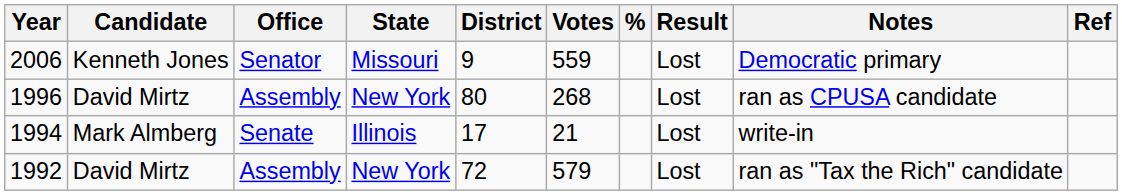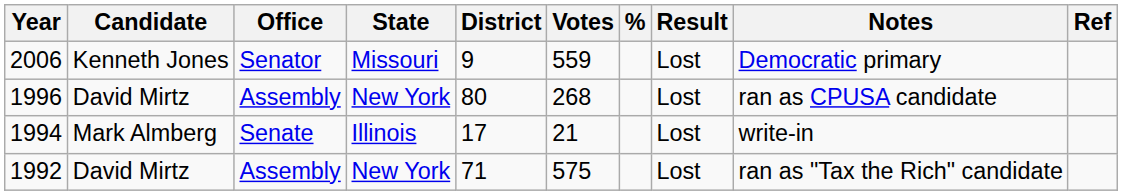(474, 171) 72 -> (474, 171) 71
(572, 171) 579 -> (572, 171) 575
